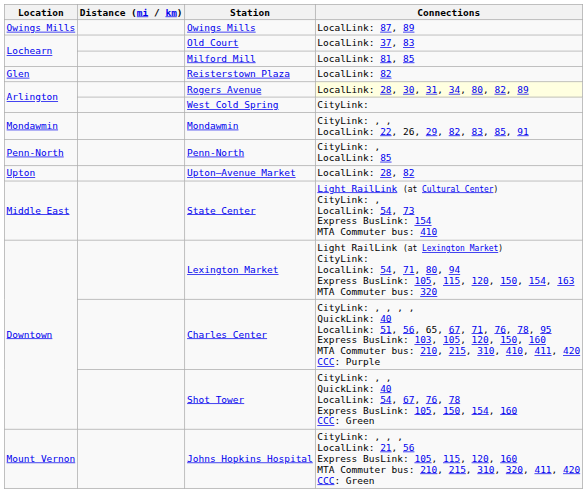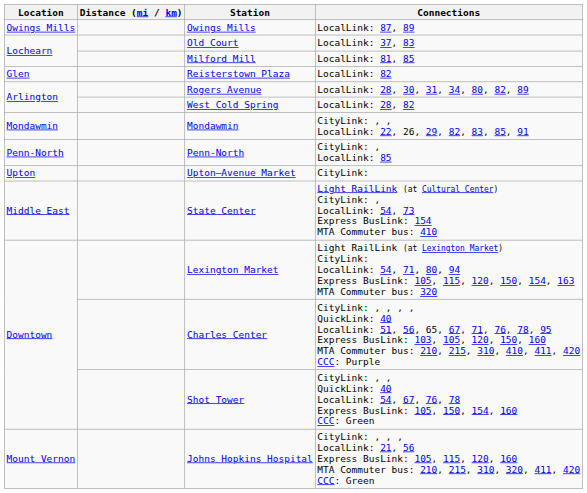(423, 89) lightyellow background -> (423, 89) no background
(343, 105) CityLink: -> (366, 105) LocalLink: 28, 82
(366, 173) LocalLink: 28, 82 -> (343, 173) CityLink:
